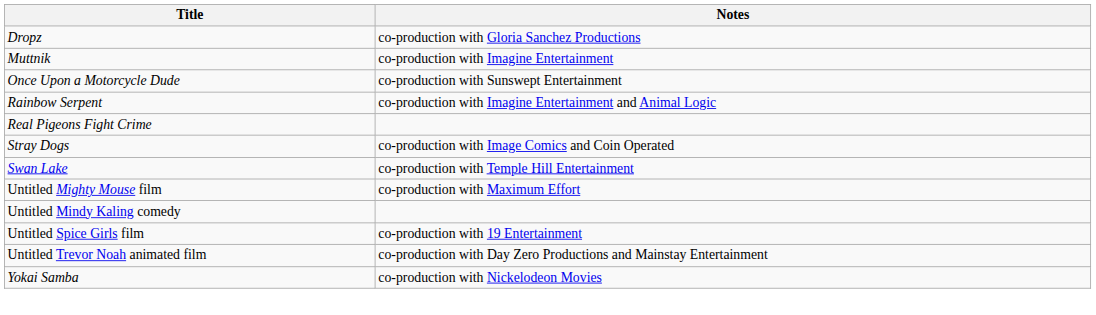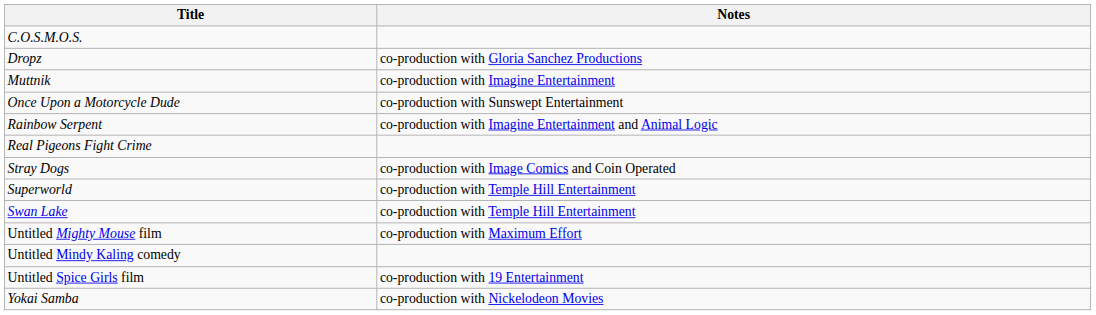+ row: (45, 37)
+ row: (40, 189)
- row: (107, 255)
